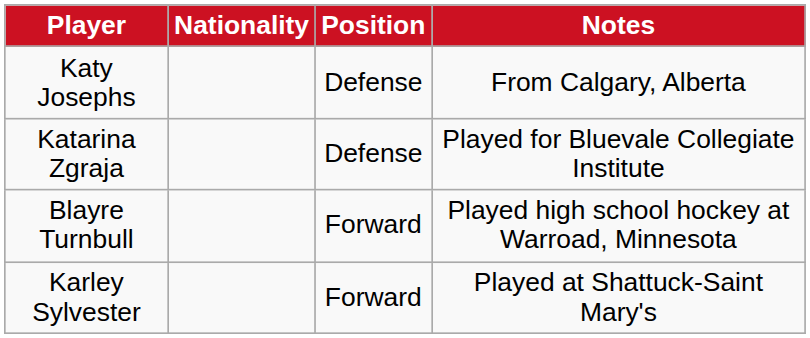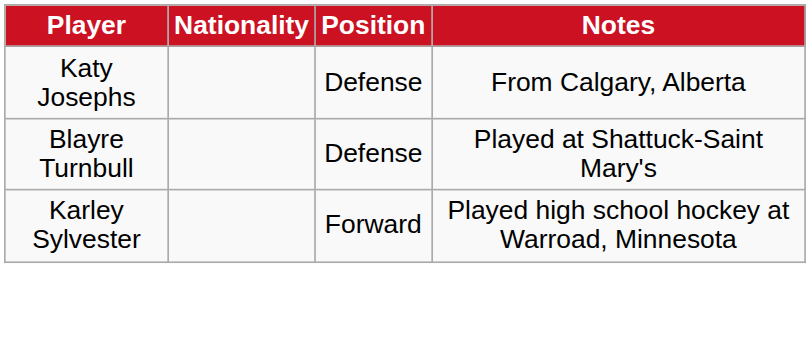- row: (86, 153)
(373, 225) Forward -> (373, 153) Defense
(618, 225) Played high school hockey at Warroad, Minnesota -> (618, 153) Played at Shattuck-Saint Mary's
(618, 296) Played at Shattuck-Saint Mary's -> (618, 225) Played high school hockey at Warroad, Minnesota
